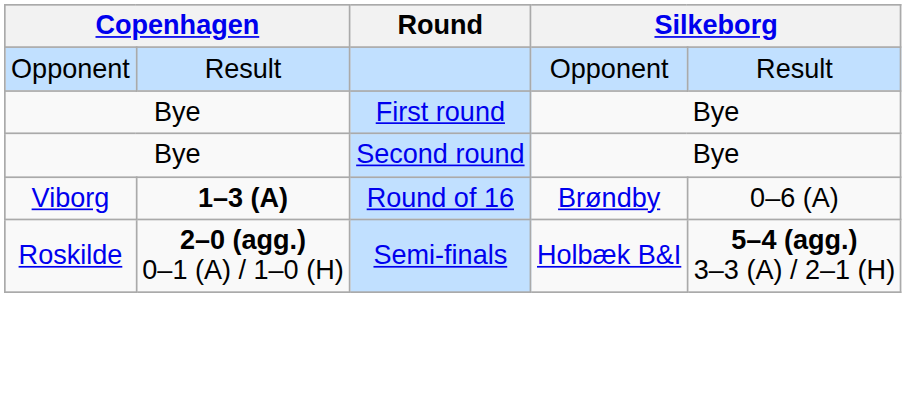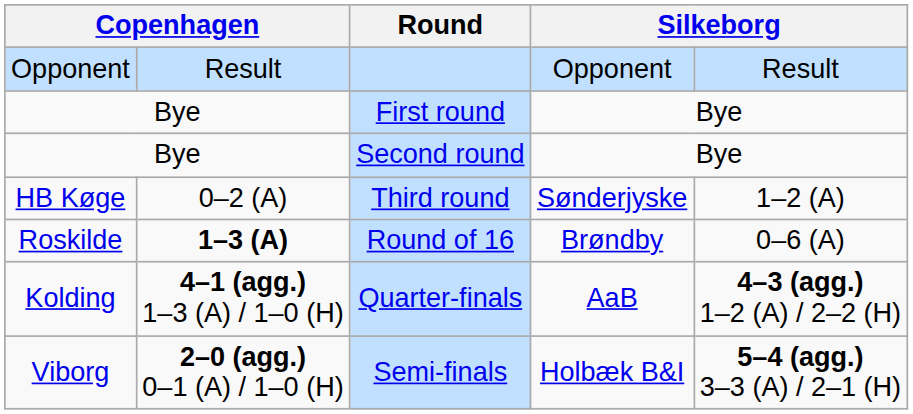+ row: (440, 197)
(70, 197) Viborg -> (70, 240) Roskilde
+ row: (440, 298)
(70, 255) Roskilde -> (70, 371) Viborg
